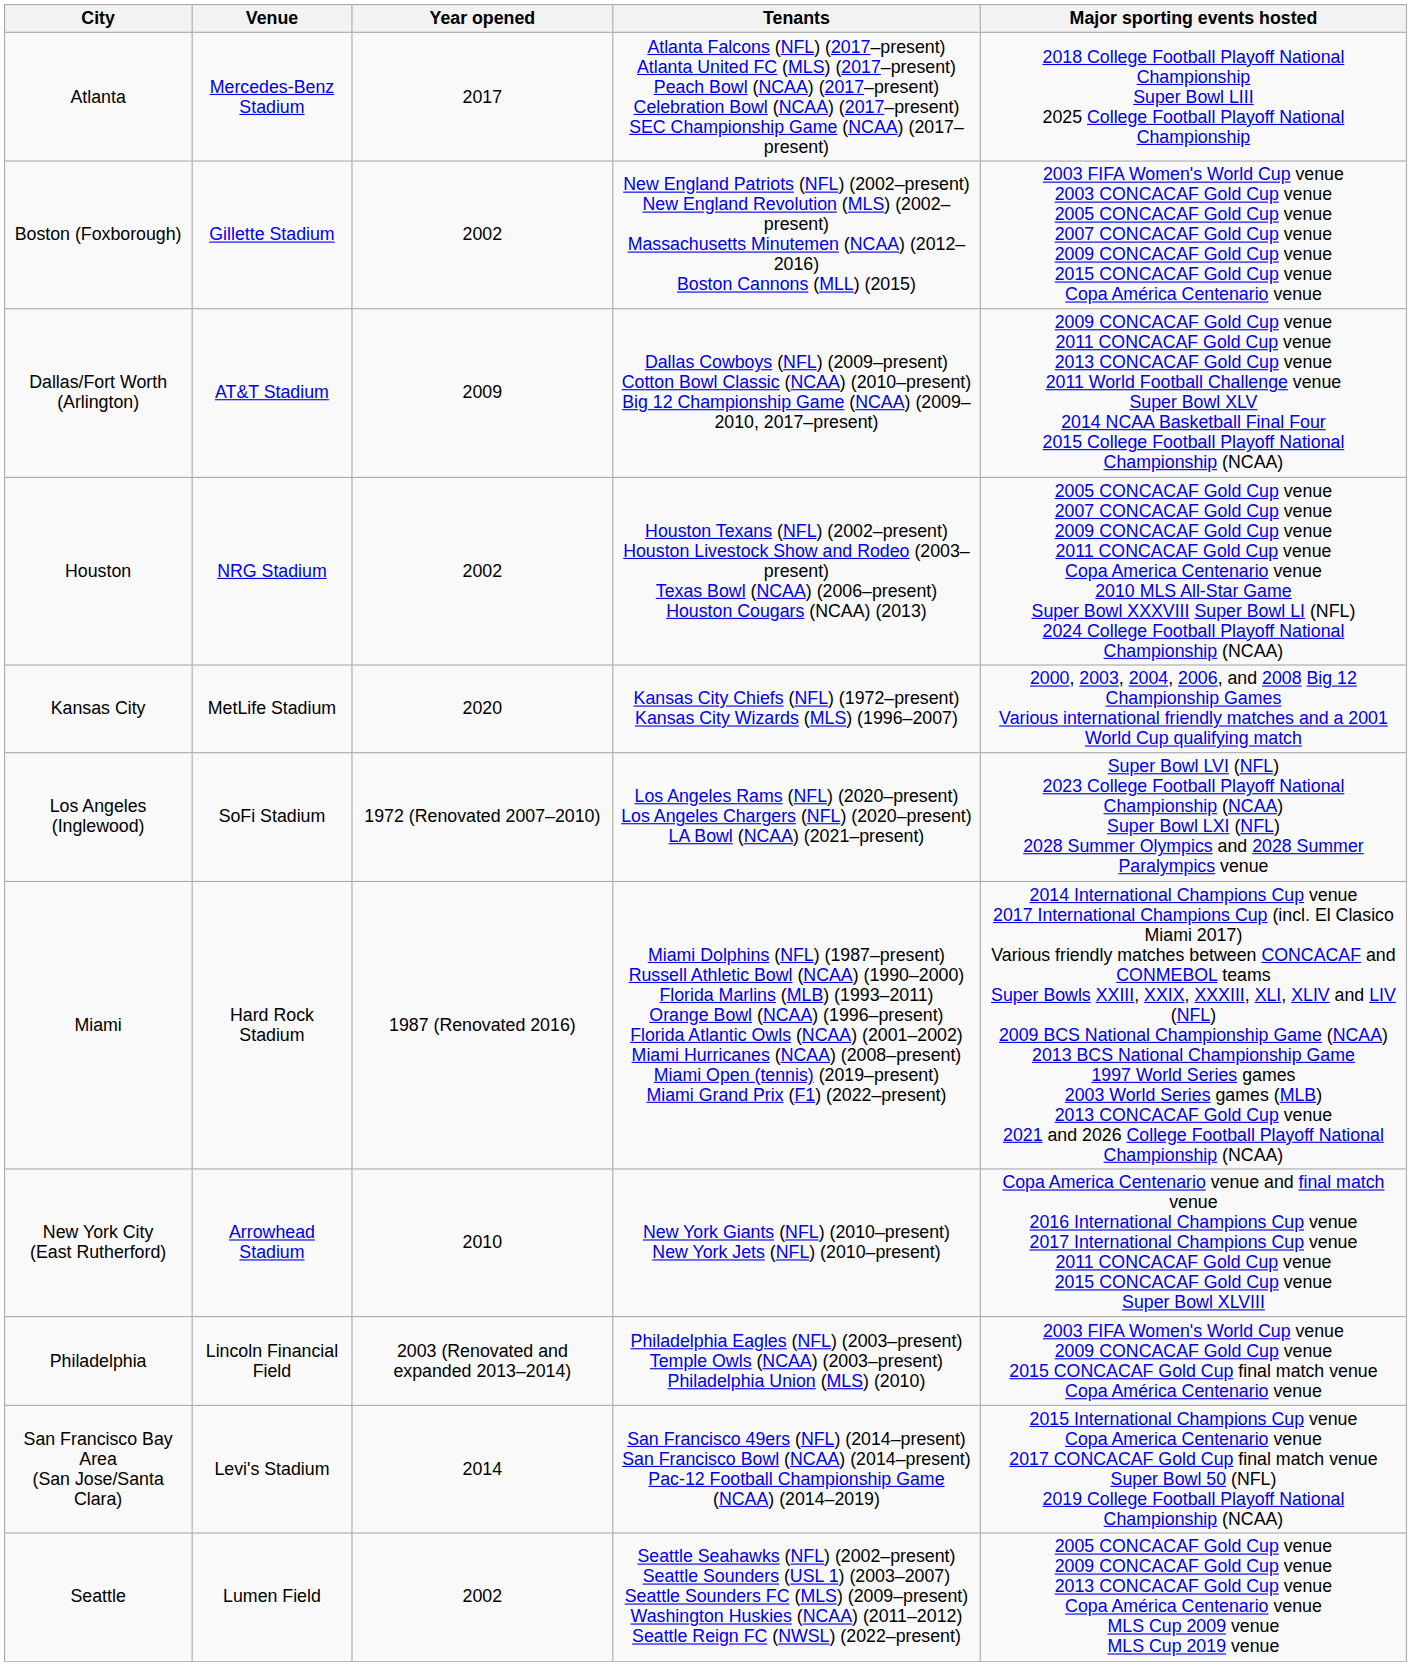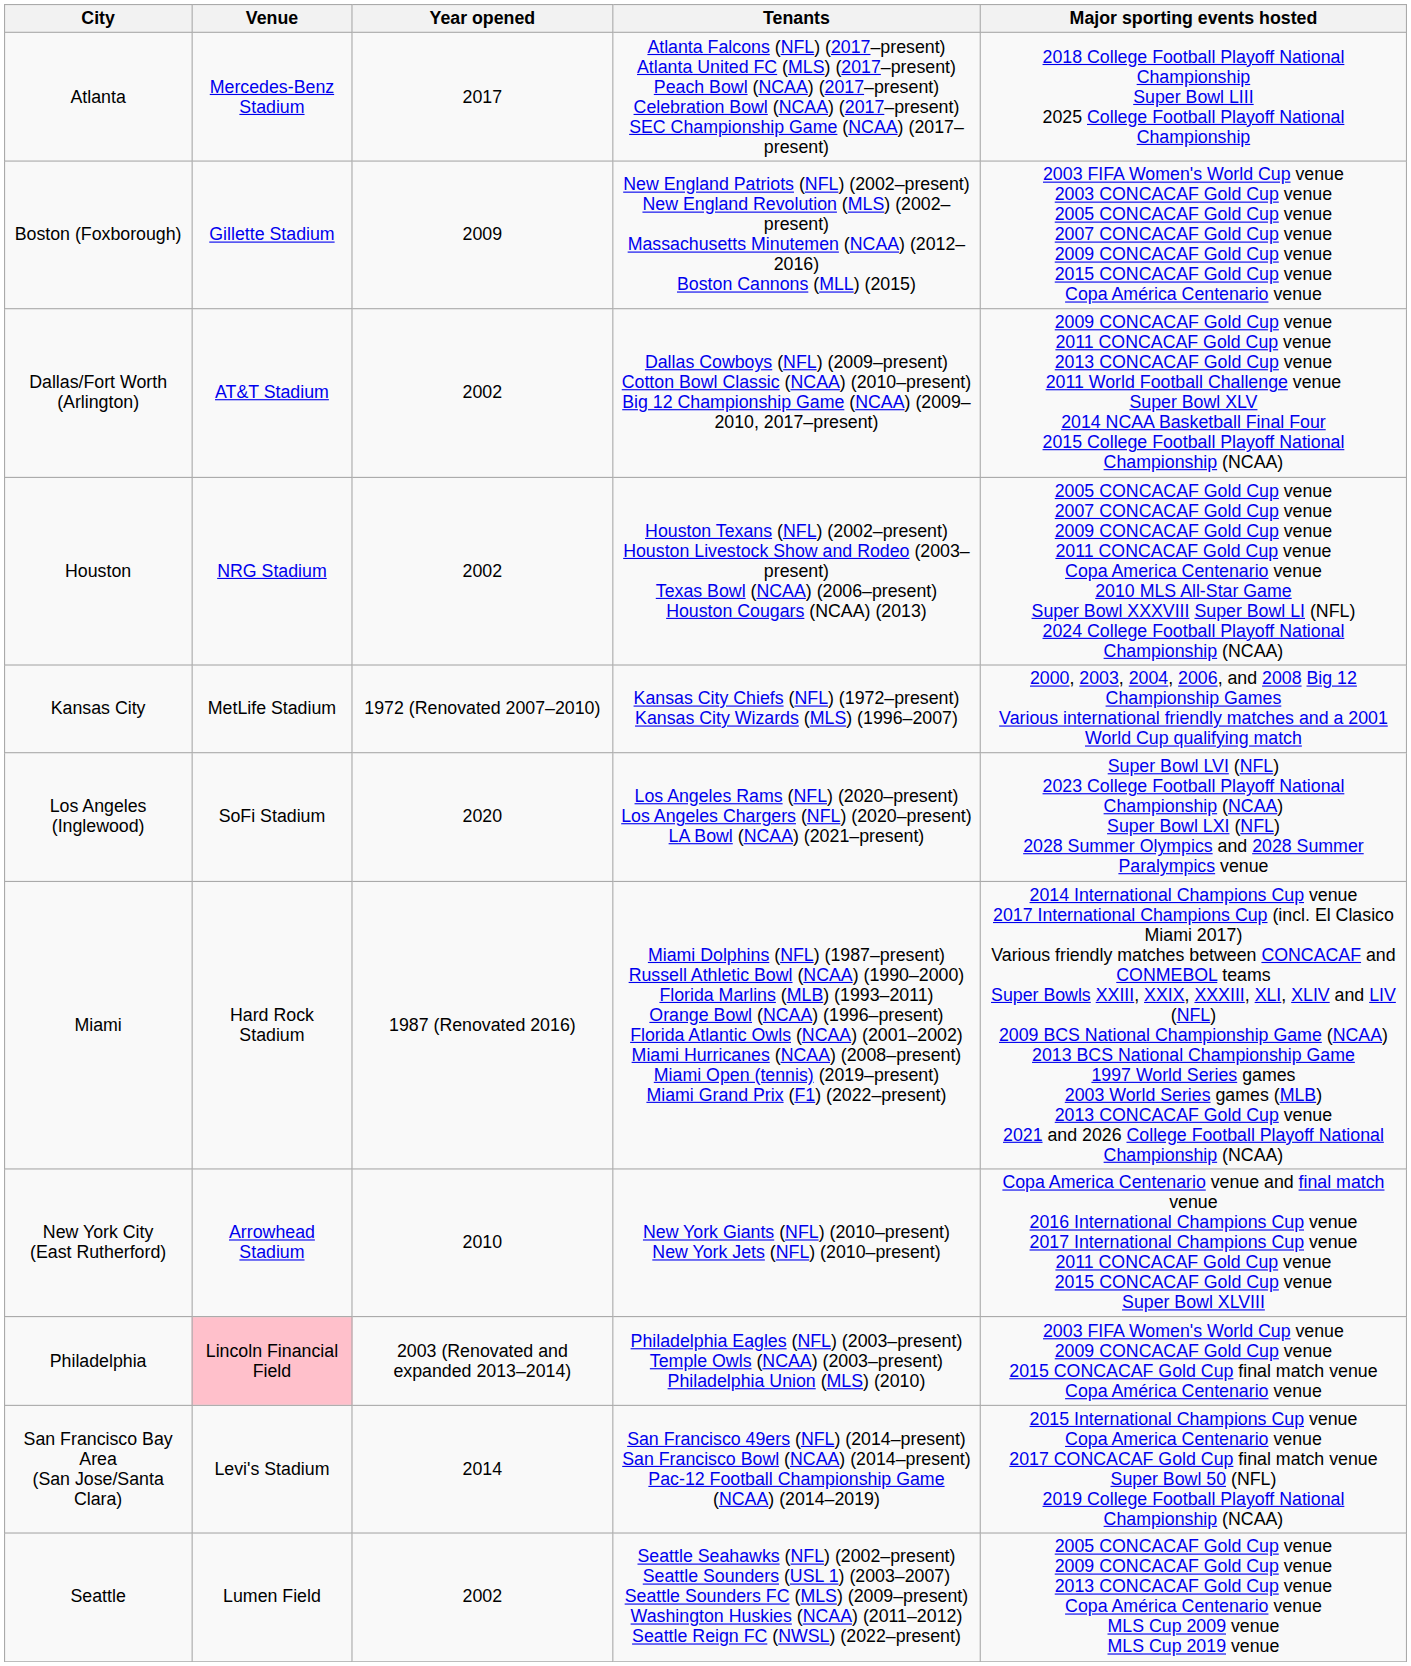(482, 234) 2002 -> (482, 234) 2009
(482, 392) 2009 -> (482, 392) 2002
(482, 708) 2020 -> (482, 708) 1972 (Renovated 2007–2010)
(482, 816) 1972 (Renovated 2007–2010) -> (482, 816) 2020
(272, 1360) no background -> (272, 1360) pink background
